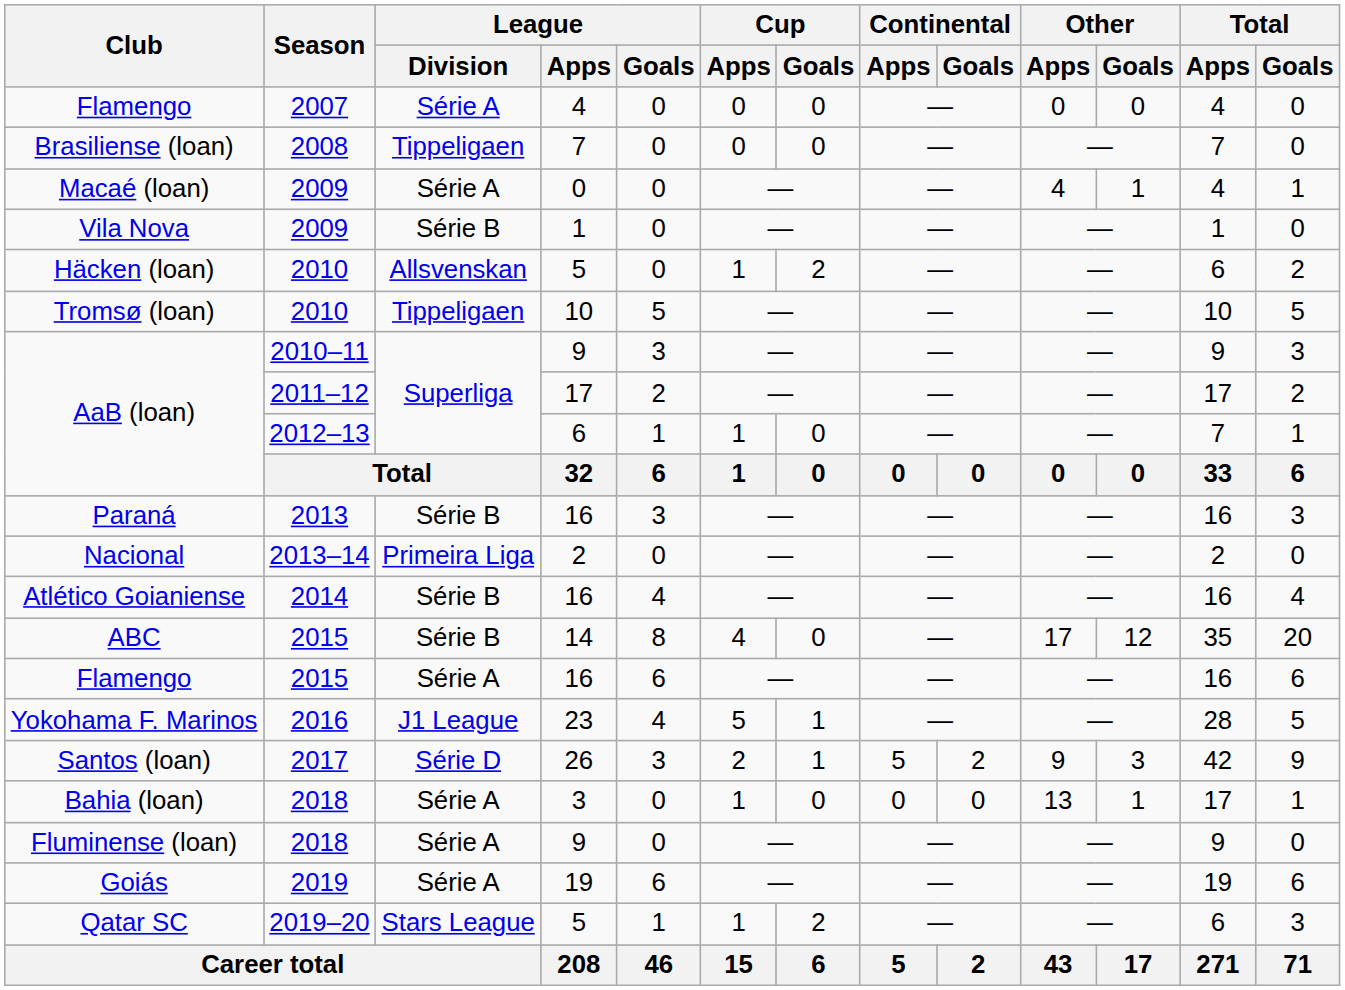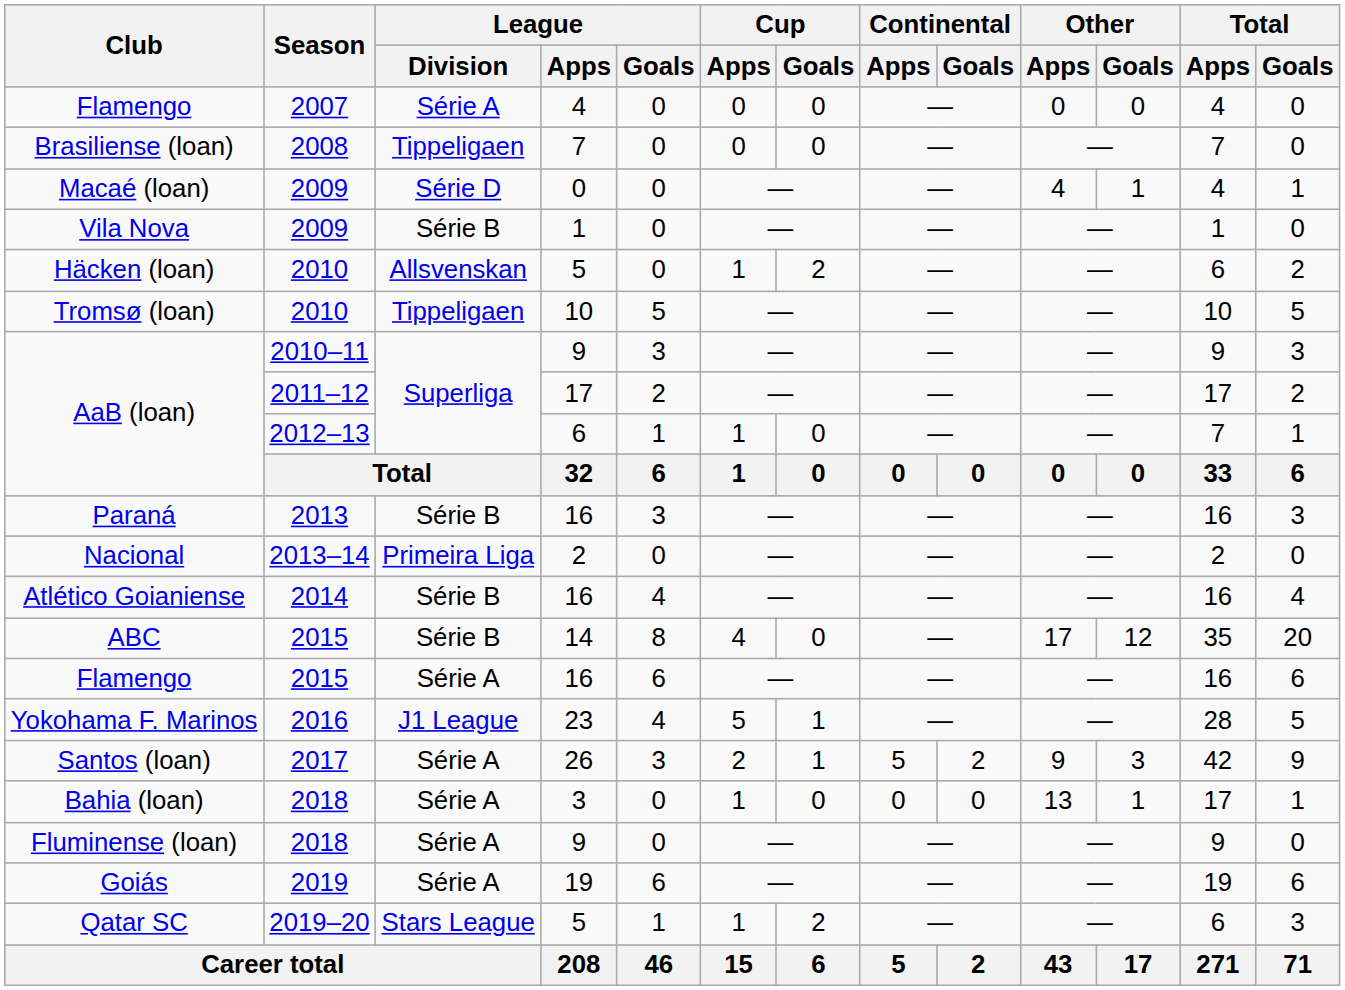(458, 188) Série A -> (458, 188) Série D
(458, 760) Série D -> (458, 760) Série A
